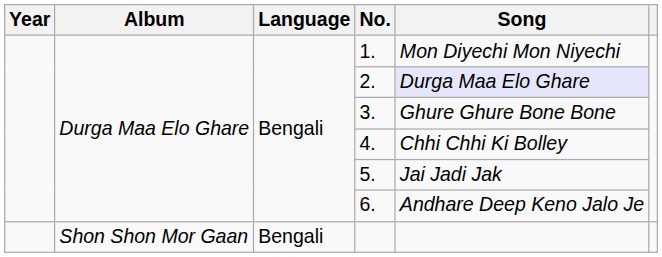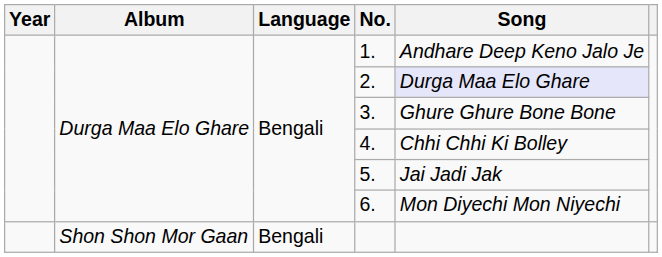(510, 50) Mon Diyechi Mon Niyechi -> (522, 50) Andhare Deep Keno Jalo Je
(522, 205) Andhare Deep Keno Jalo Je -> (510, 205) Mon Diyechi Mon Niyechi
